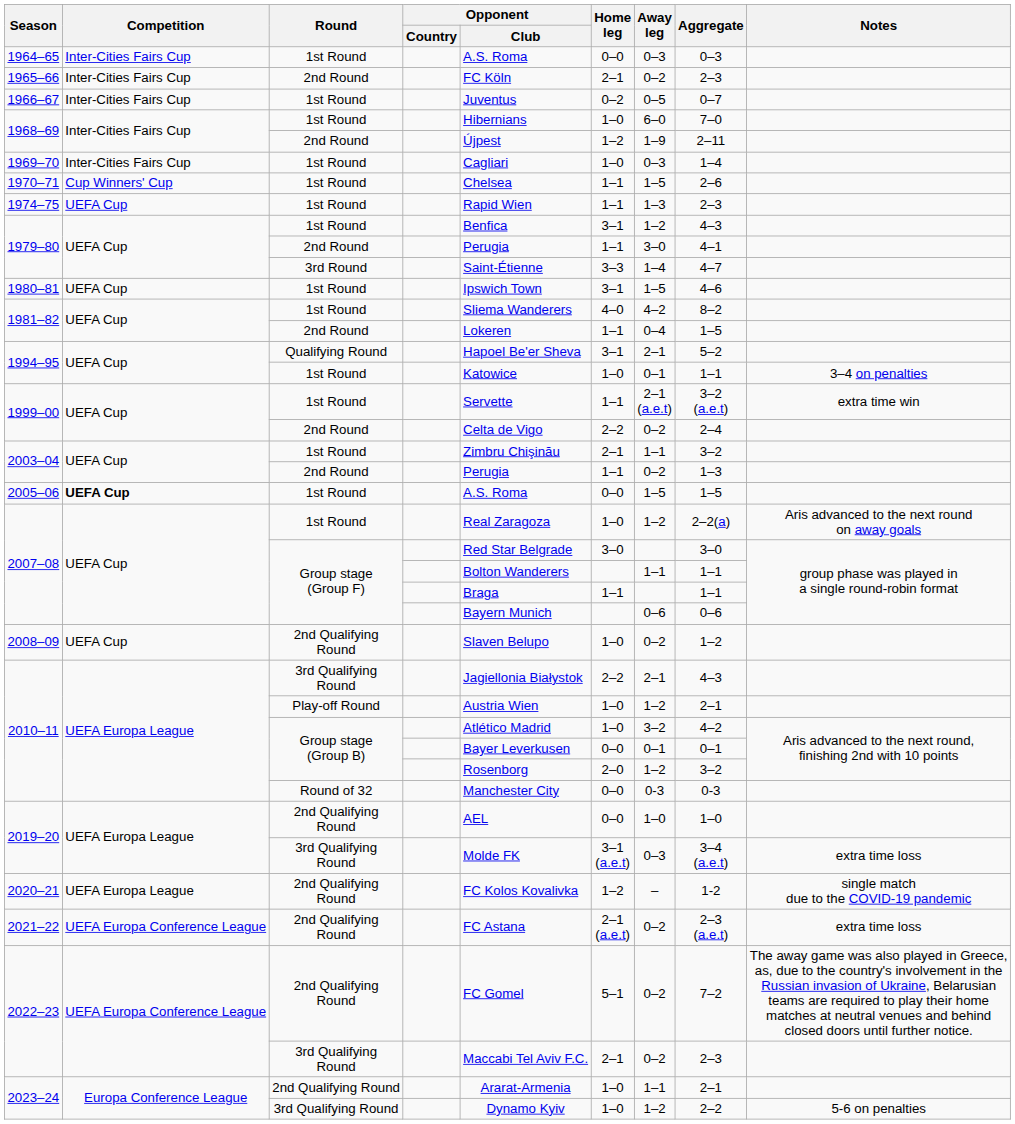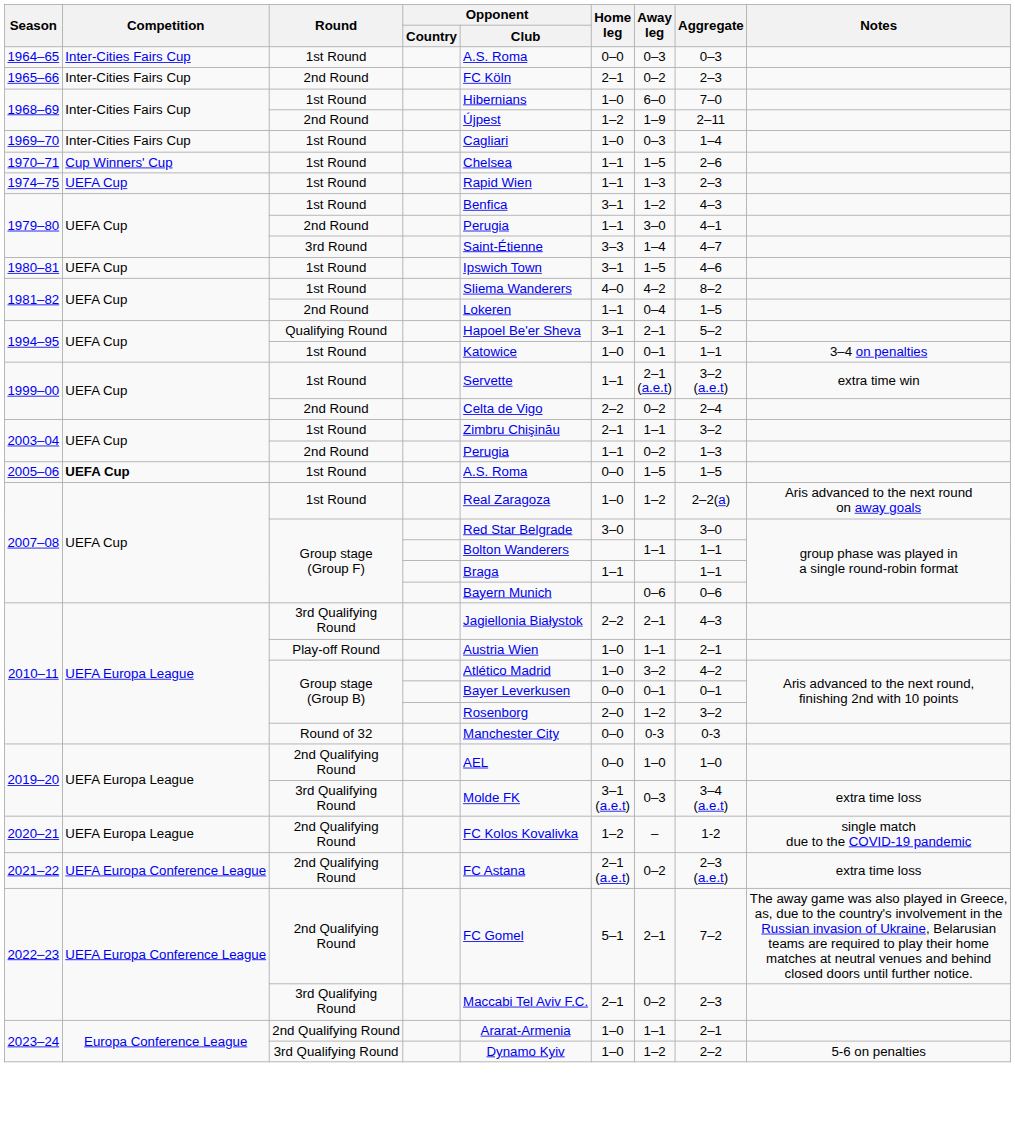- row: (33, 99)
- row: (33, 642)
(655, 706) 1–2 -> (655, 649) 1–1
(655, 993) 0–2 -> (655, 936) 2–1
